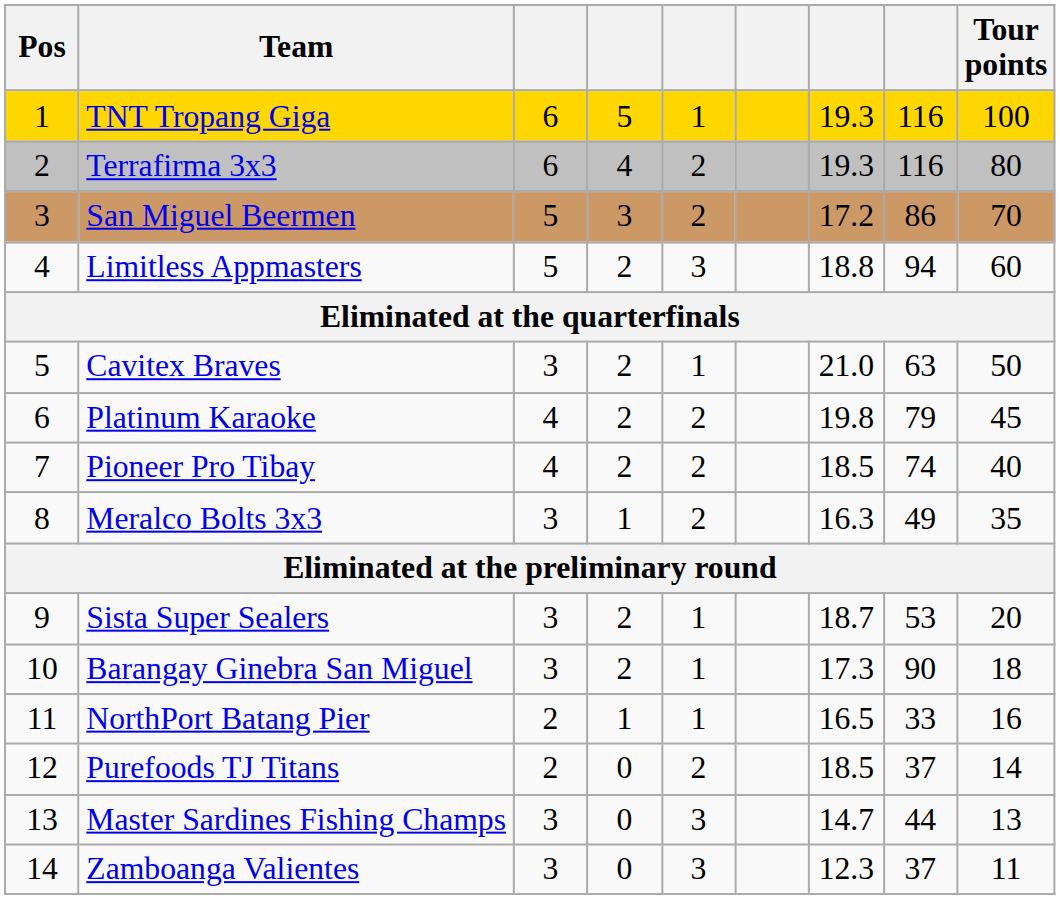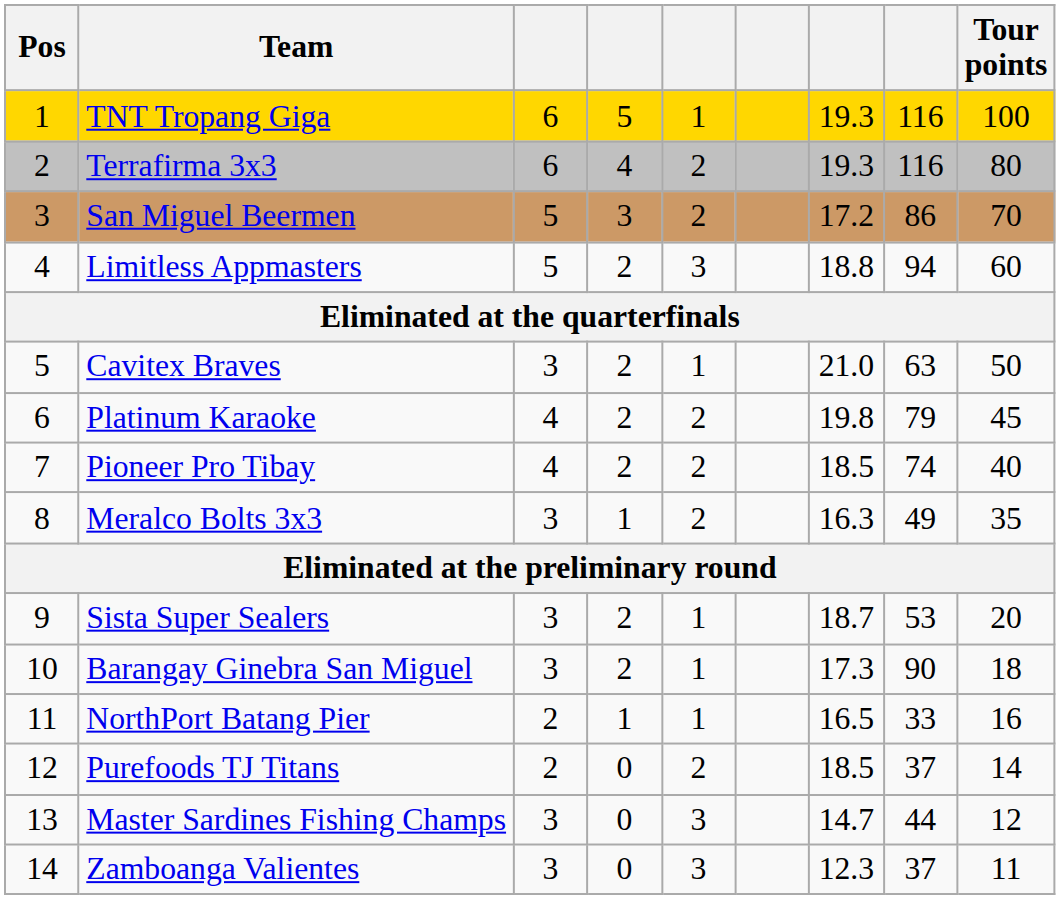(1006, 818) 13 -> (1006, 818) 12
